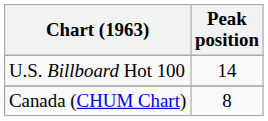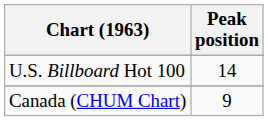(227, 100) 8 -> (227, 100) 9
